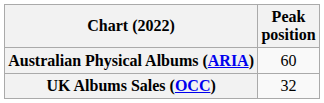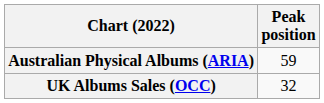(288, 60) 60 -> (288, 60) 59
